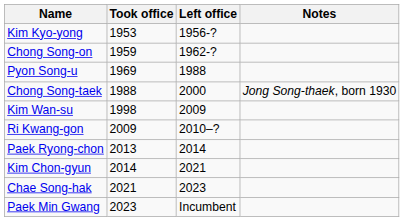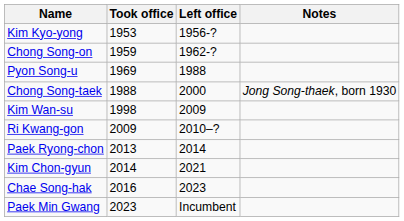(123, 187) 2021 -> (123, 187) 2016
